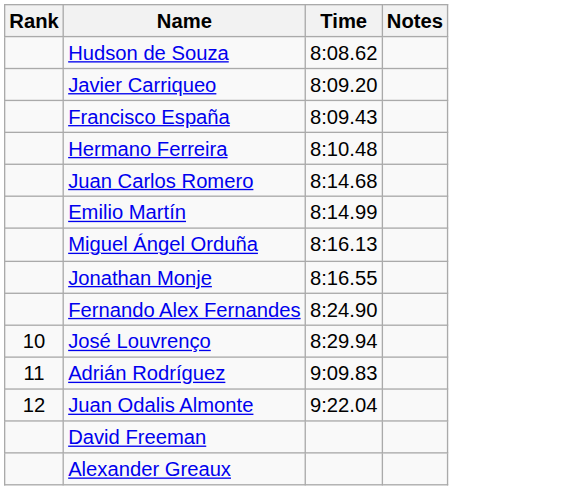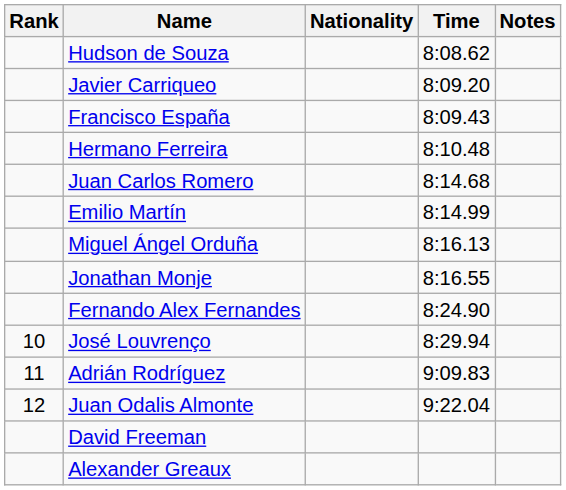+ column: (362, 21)
